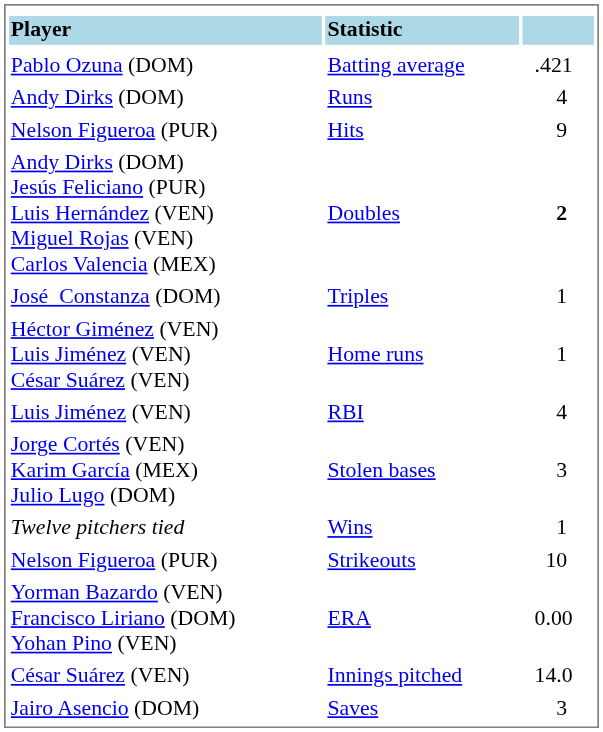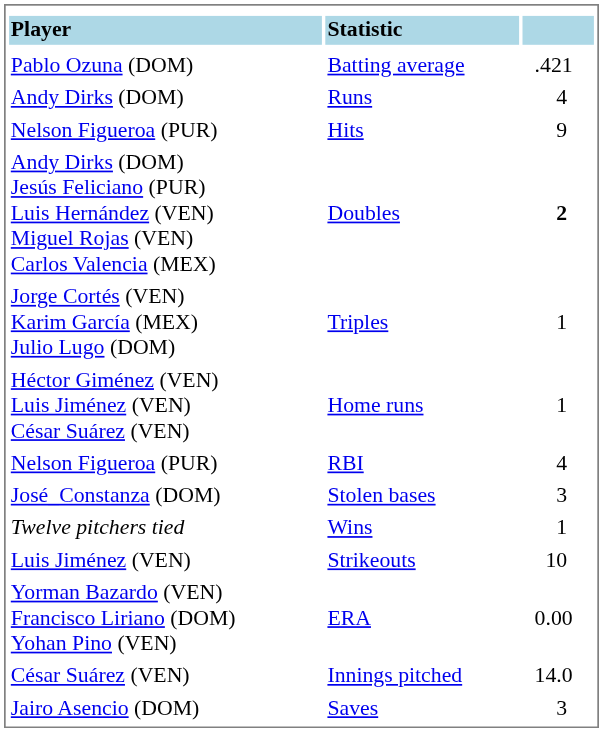(116, 296) José_Constanza (DOM) -> (104, 322) Jorge Cortés (VEN) Karim García (MEX) Julio Lugo (DOM)
(101, 412) Luis Jiménez (VEN) -> (114, 463) Nelson Figueroa (PUR)
(104, 470) Jorge Cortés (VEN) Karim García (MEX) Julio Lugo (DOM) -> (116, 495) José_Constanza (DOM)
(114, 560) Nelson Figueroa (PUR) -> (101, 560) Luis Jiménez (VEN)
